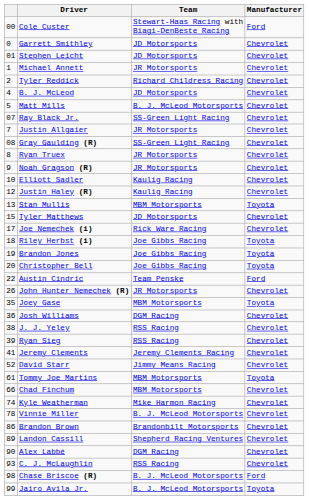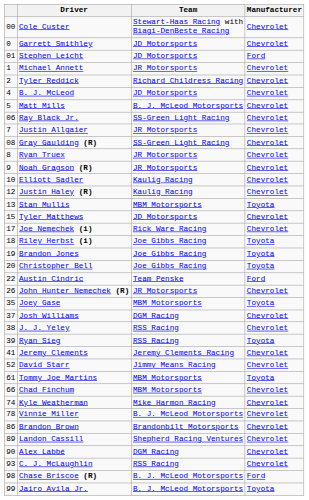(256, 28) Ford -> (268, 28) Chevrolet
(268, 57) Chevrolet -> (256, 57) Ford
(11, 118) 07 -> (11, 118) 06
(11, 316) 36 -> (11, 316) 37
(268, 341) Chevrolet -> (261, 341) Toyota
